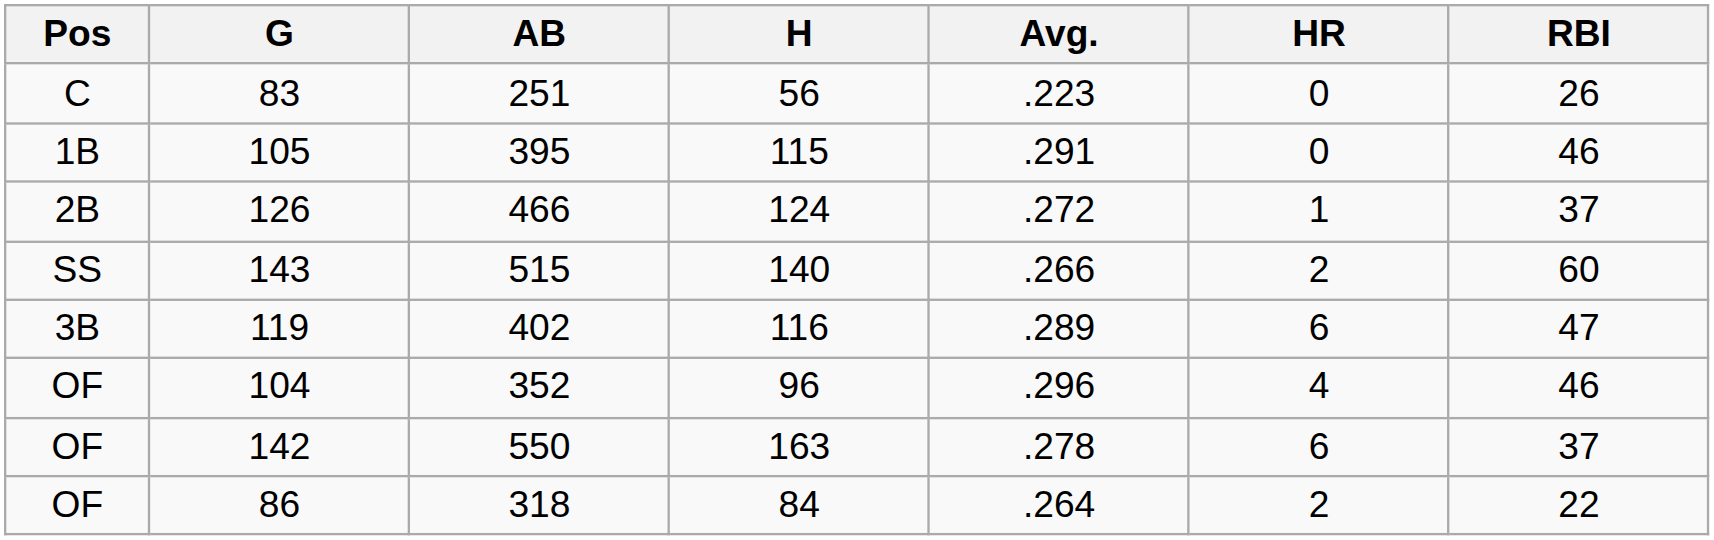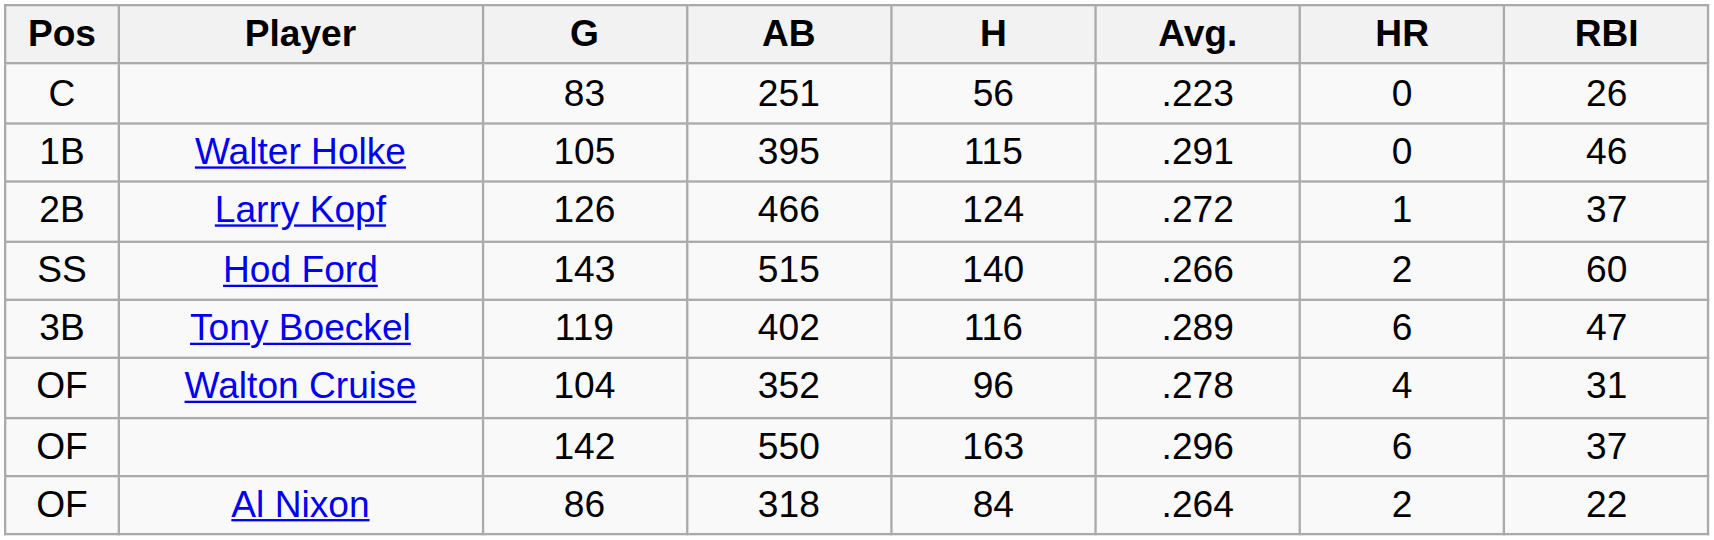+ column: (300, 33)
(1059, 387) .296 -> (1198, 387) .278
(1579, 387) 46 -> (1607, 387) 31
(1059, 446) .278 -> (1198, 446) .296
